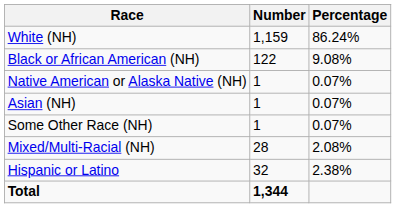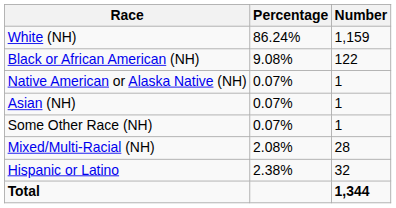columns swapped: (279, 15) <-> (350, 15)
